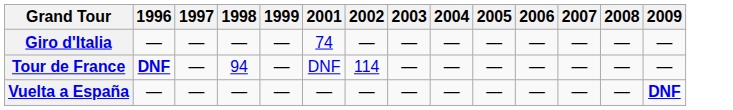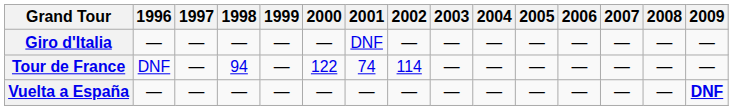+ column: (324, 17)
(324, 42) 74 -> (367, 42) DNF
(154, 67) bold -> (154, 67) normal
(324, 67) DNF -> (367, 67) 74
